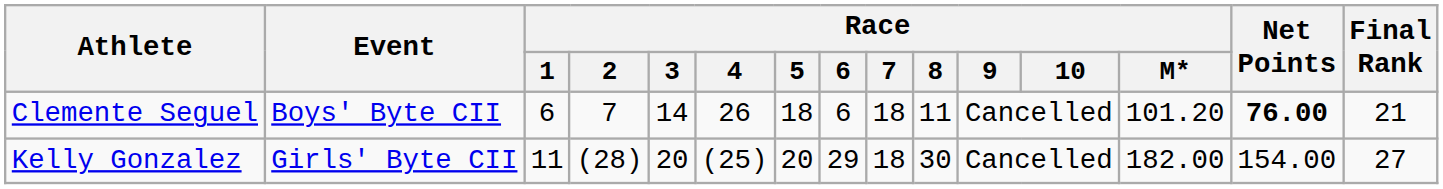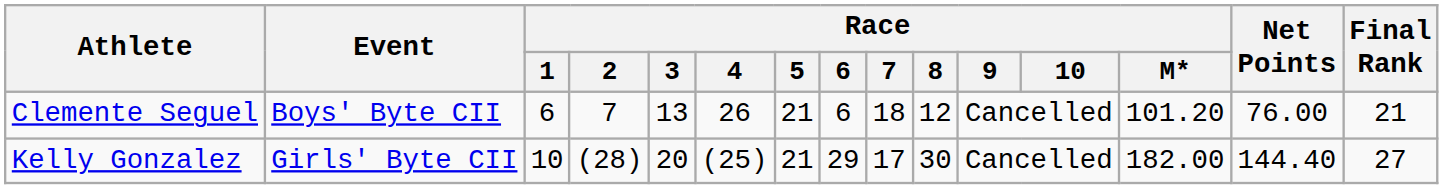(672, 115) 14 -> (672, 115) 13
(797, 115) 18 -> (797, 115) 21
(935, 115) 11 -> (935, 115) 12
(1287, 115) bold -> (1287, 115) normal
(547, 161) 11 -> (547, 161) 10
(797, 161) 20 -> (797, 161) 21
(889, 161) 18 -> (889, 161) 17
(1287, 161) 154.00 -> (1287, 161) 144.40
